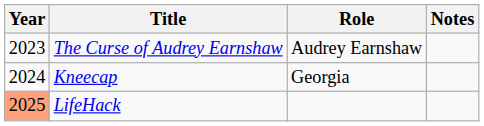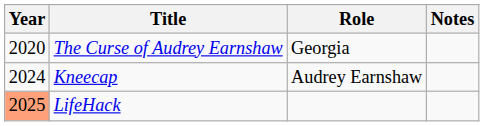(27, 47) 2023 -> (27, 47) 2020
(357, 47) Audrey Earnshaw -> (320, 47) Georgia
(320, 76) Georgia -> (357, 76) Audrey Earnshaw
